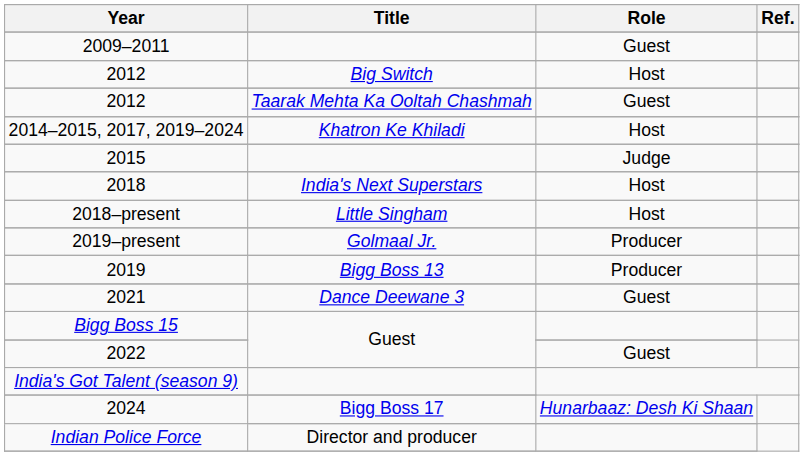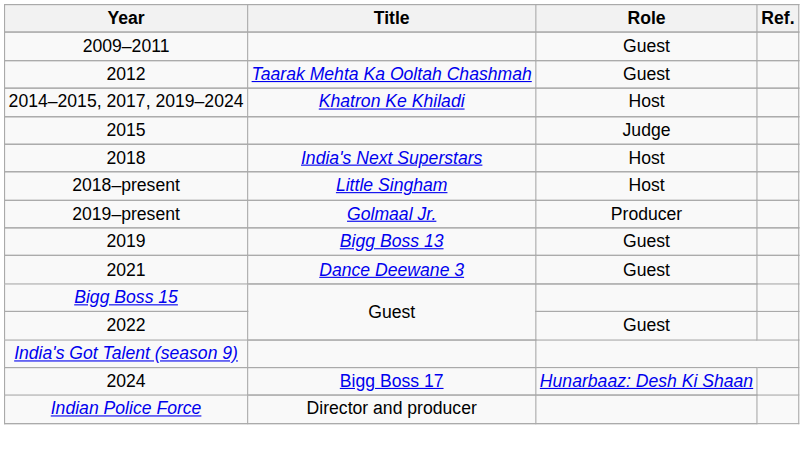- row: (126, 74)
(647, 269) Producer -> (647, 241) Guest
